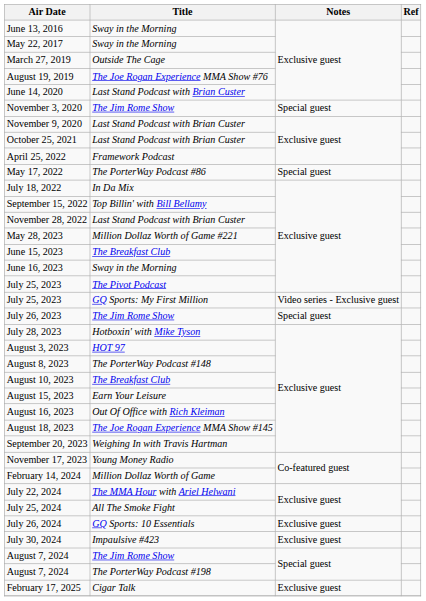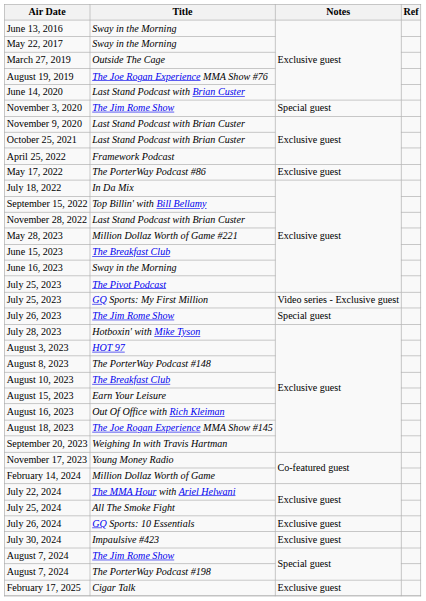(304, 172) Special guest -> (309, 172) Exclusive guest
